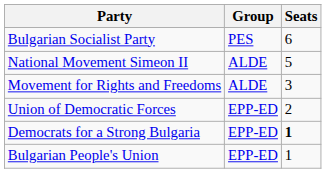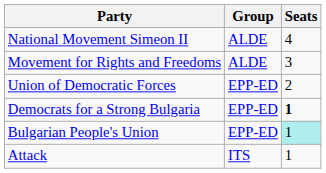- row: (81, 39)
(288, 62) 5 -> (288, 39) 4
(288, 156) no background -> (288, 132) paleturquoise background
+ row: (27, 156)
